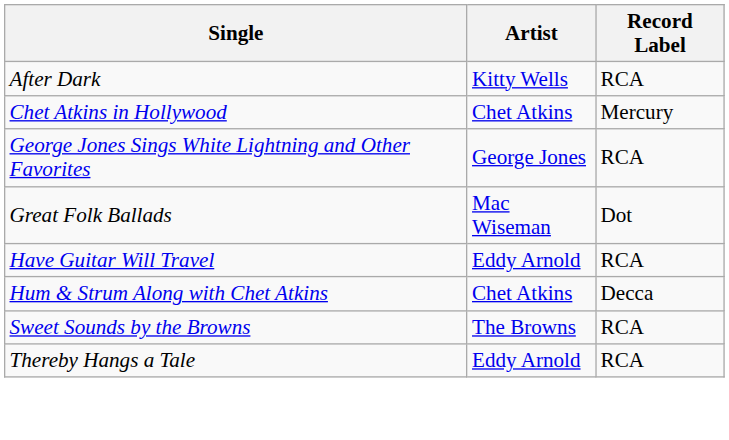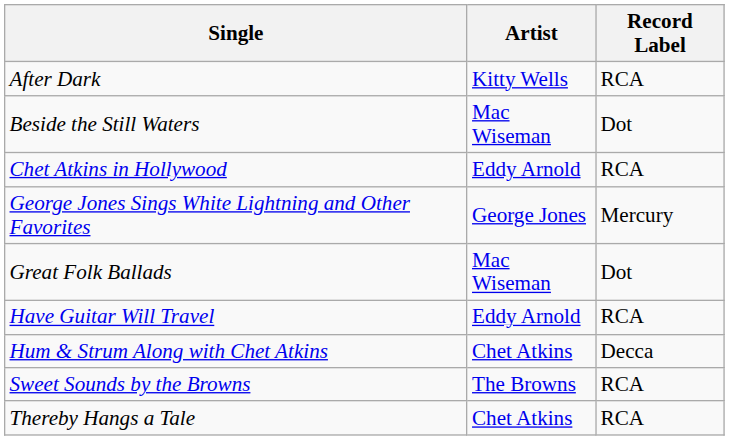+ row: (104, 123)
(522, 111) Chet Atkins -> (526, 169) Eddy Arnold
(637, 111) Mercury -> (622, 169) RCA
(622, 157) RCA -> (637, 214) Mercury
(526, 360) Eddy Arnold -> (522, 417) Chet Atkins
